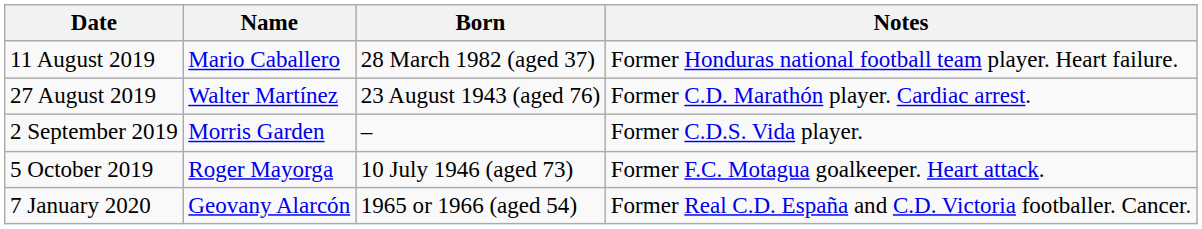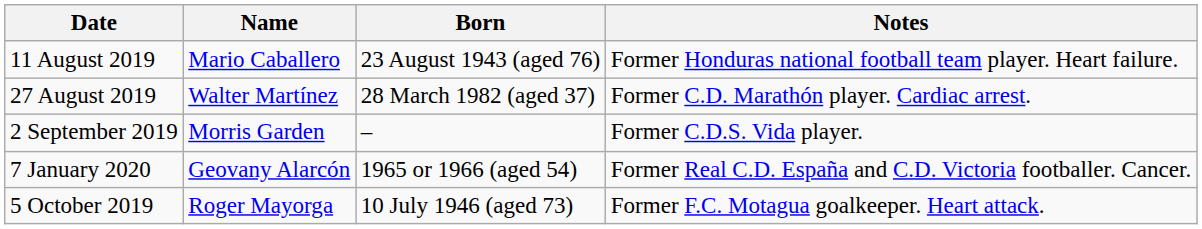(478, 59) 28 March 1982 (aged 37) -> (480, 59) 23 August 1943 (aged 76)
(480, 95) 23 August 1943 (aged 76) -> (478, 95) 28 March 1982 (aged 37)
rows swapped: (82, 168) <-> (80, 205)
